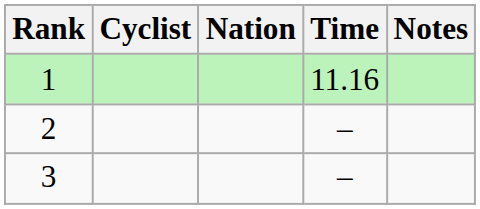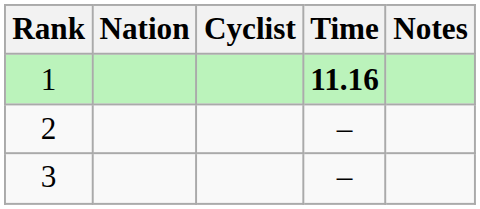columns swapped: (145, 29) <-> (251, 29)
(345, 78) normal -> (345, 78) bold
